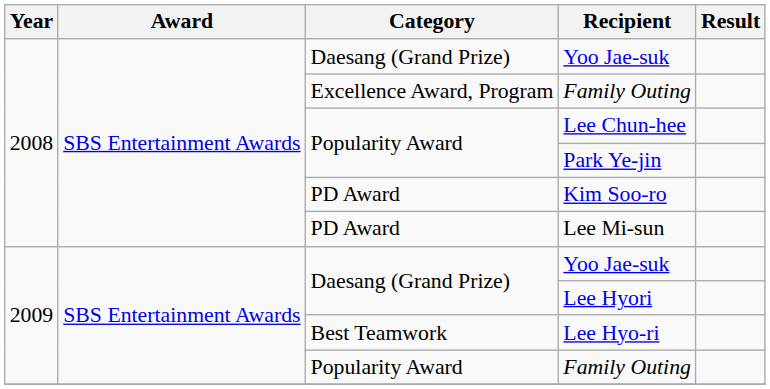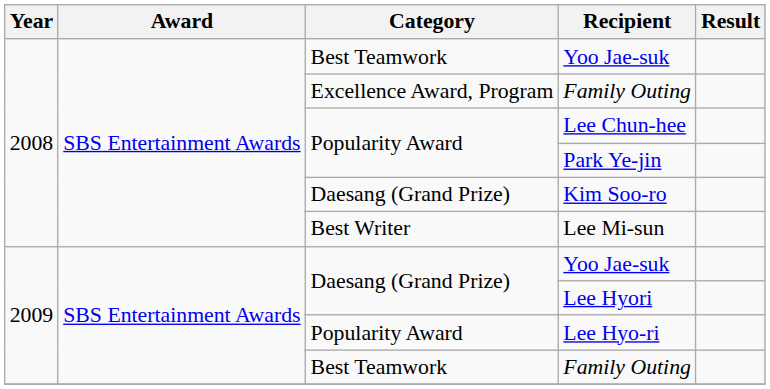(410, 56) Daesang (Grand Prize) -> (379, 56) Best Teamwork
(355, 194) PD Award -> (410, 194) Daesang (Grand Prize)
(355, 228) PD Award -> (360, 228) Best Writer
(379, 332) Best Teamwork -> (387, 332) Popularity Award
(387, 366) Popularity Award -> (379, 366) Best Teamwork
